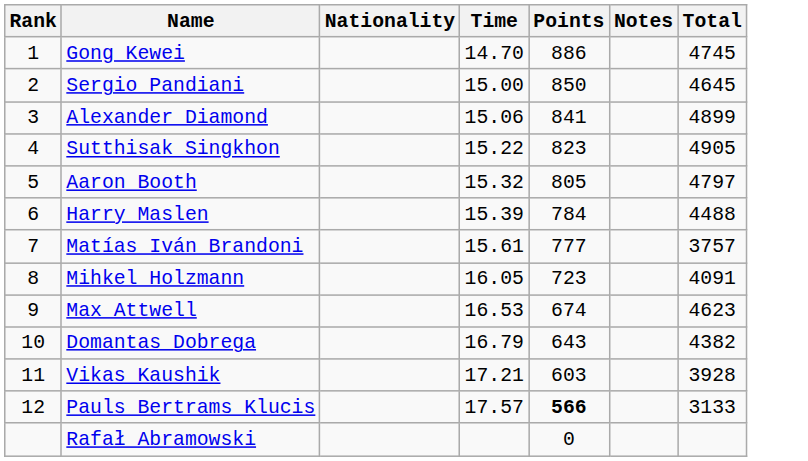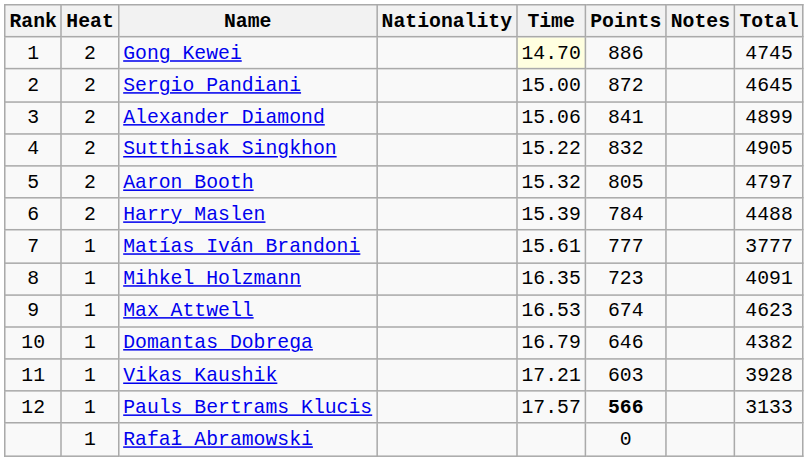+ column: (90, 21)
(494, 53) no background -> (551, 53) lightyellow background
(569, 85) 850 -> (626, 85) 872
(569, 150) 823 -> (626, 150) 832
(712, 246) 3757 -> (769, 246) 3777
(494, 279) 16.05 -> (551, 279) 16.35
(569, 343) 643 -> (626, 343) 646
